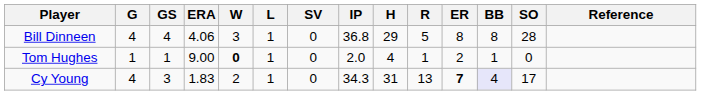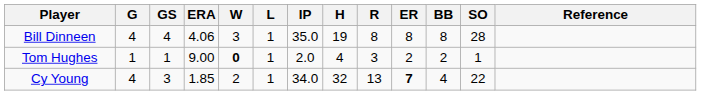- column: (313, 15)
(356, 36) 36.8 -> (305, 36) 35.0
(390, 36) 29 -> (340, 36) 19
(425, 36) 5 -> (374, 36) 8
(425, 57) 1 -> (374, 57) 3
(494, 57) 1 -> (443, 57) 2
(529, 57) 0 -> (478, 57) 1
(201, 79) 1.83 -> (201, 79) 1.85
(356, 79) 34.3 -> (305, 79) 34.0
(390, 79) 31 -> (340, 79) 32
(494, 79) lavender background -> (443, 79) no background
(529, 79) 17 -> (478, 79) 22
